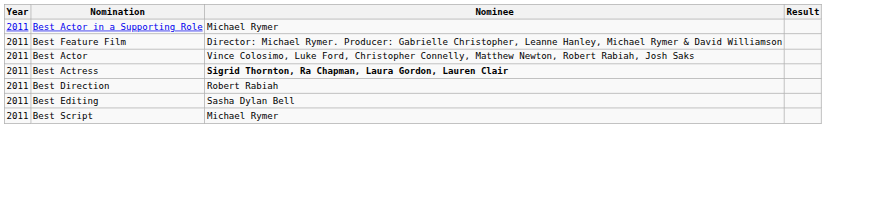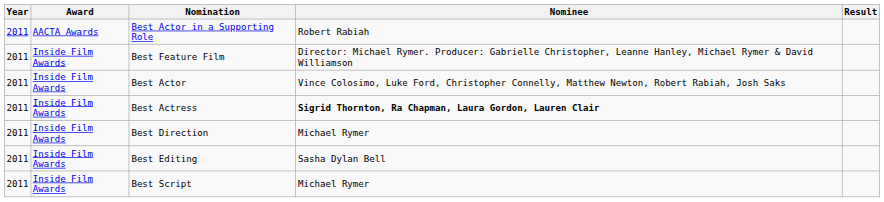+ column: (80, 12)
(243, 27) Michael Rymer -> (334, 32) Robert Rabiah
(243, 86) Robert Rabiah -> (334, 133) Michael Rymer
